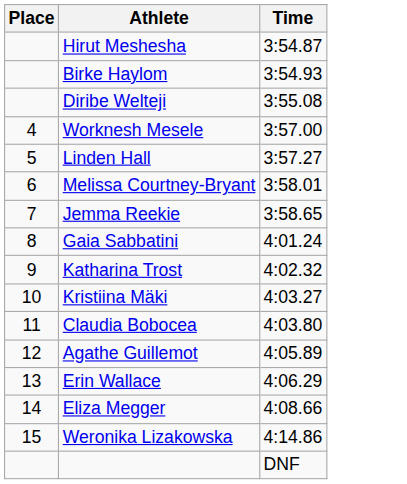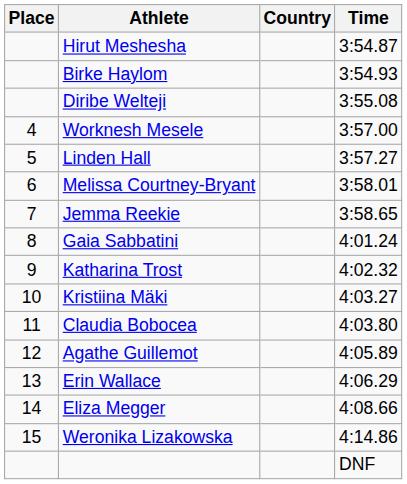+ column: (297, 18)
